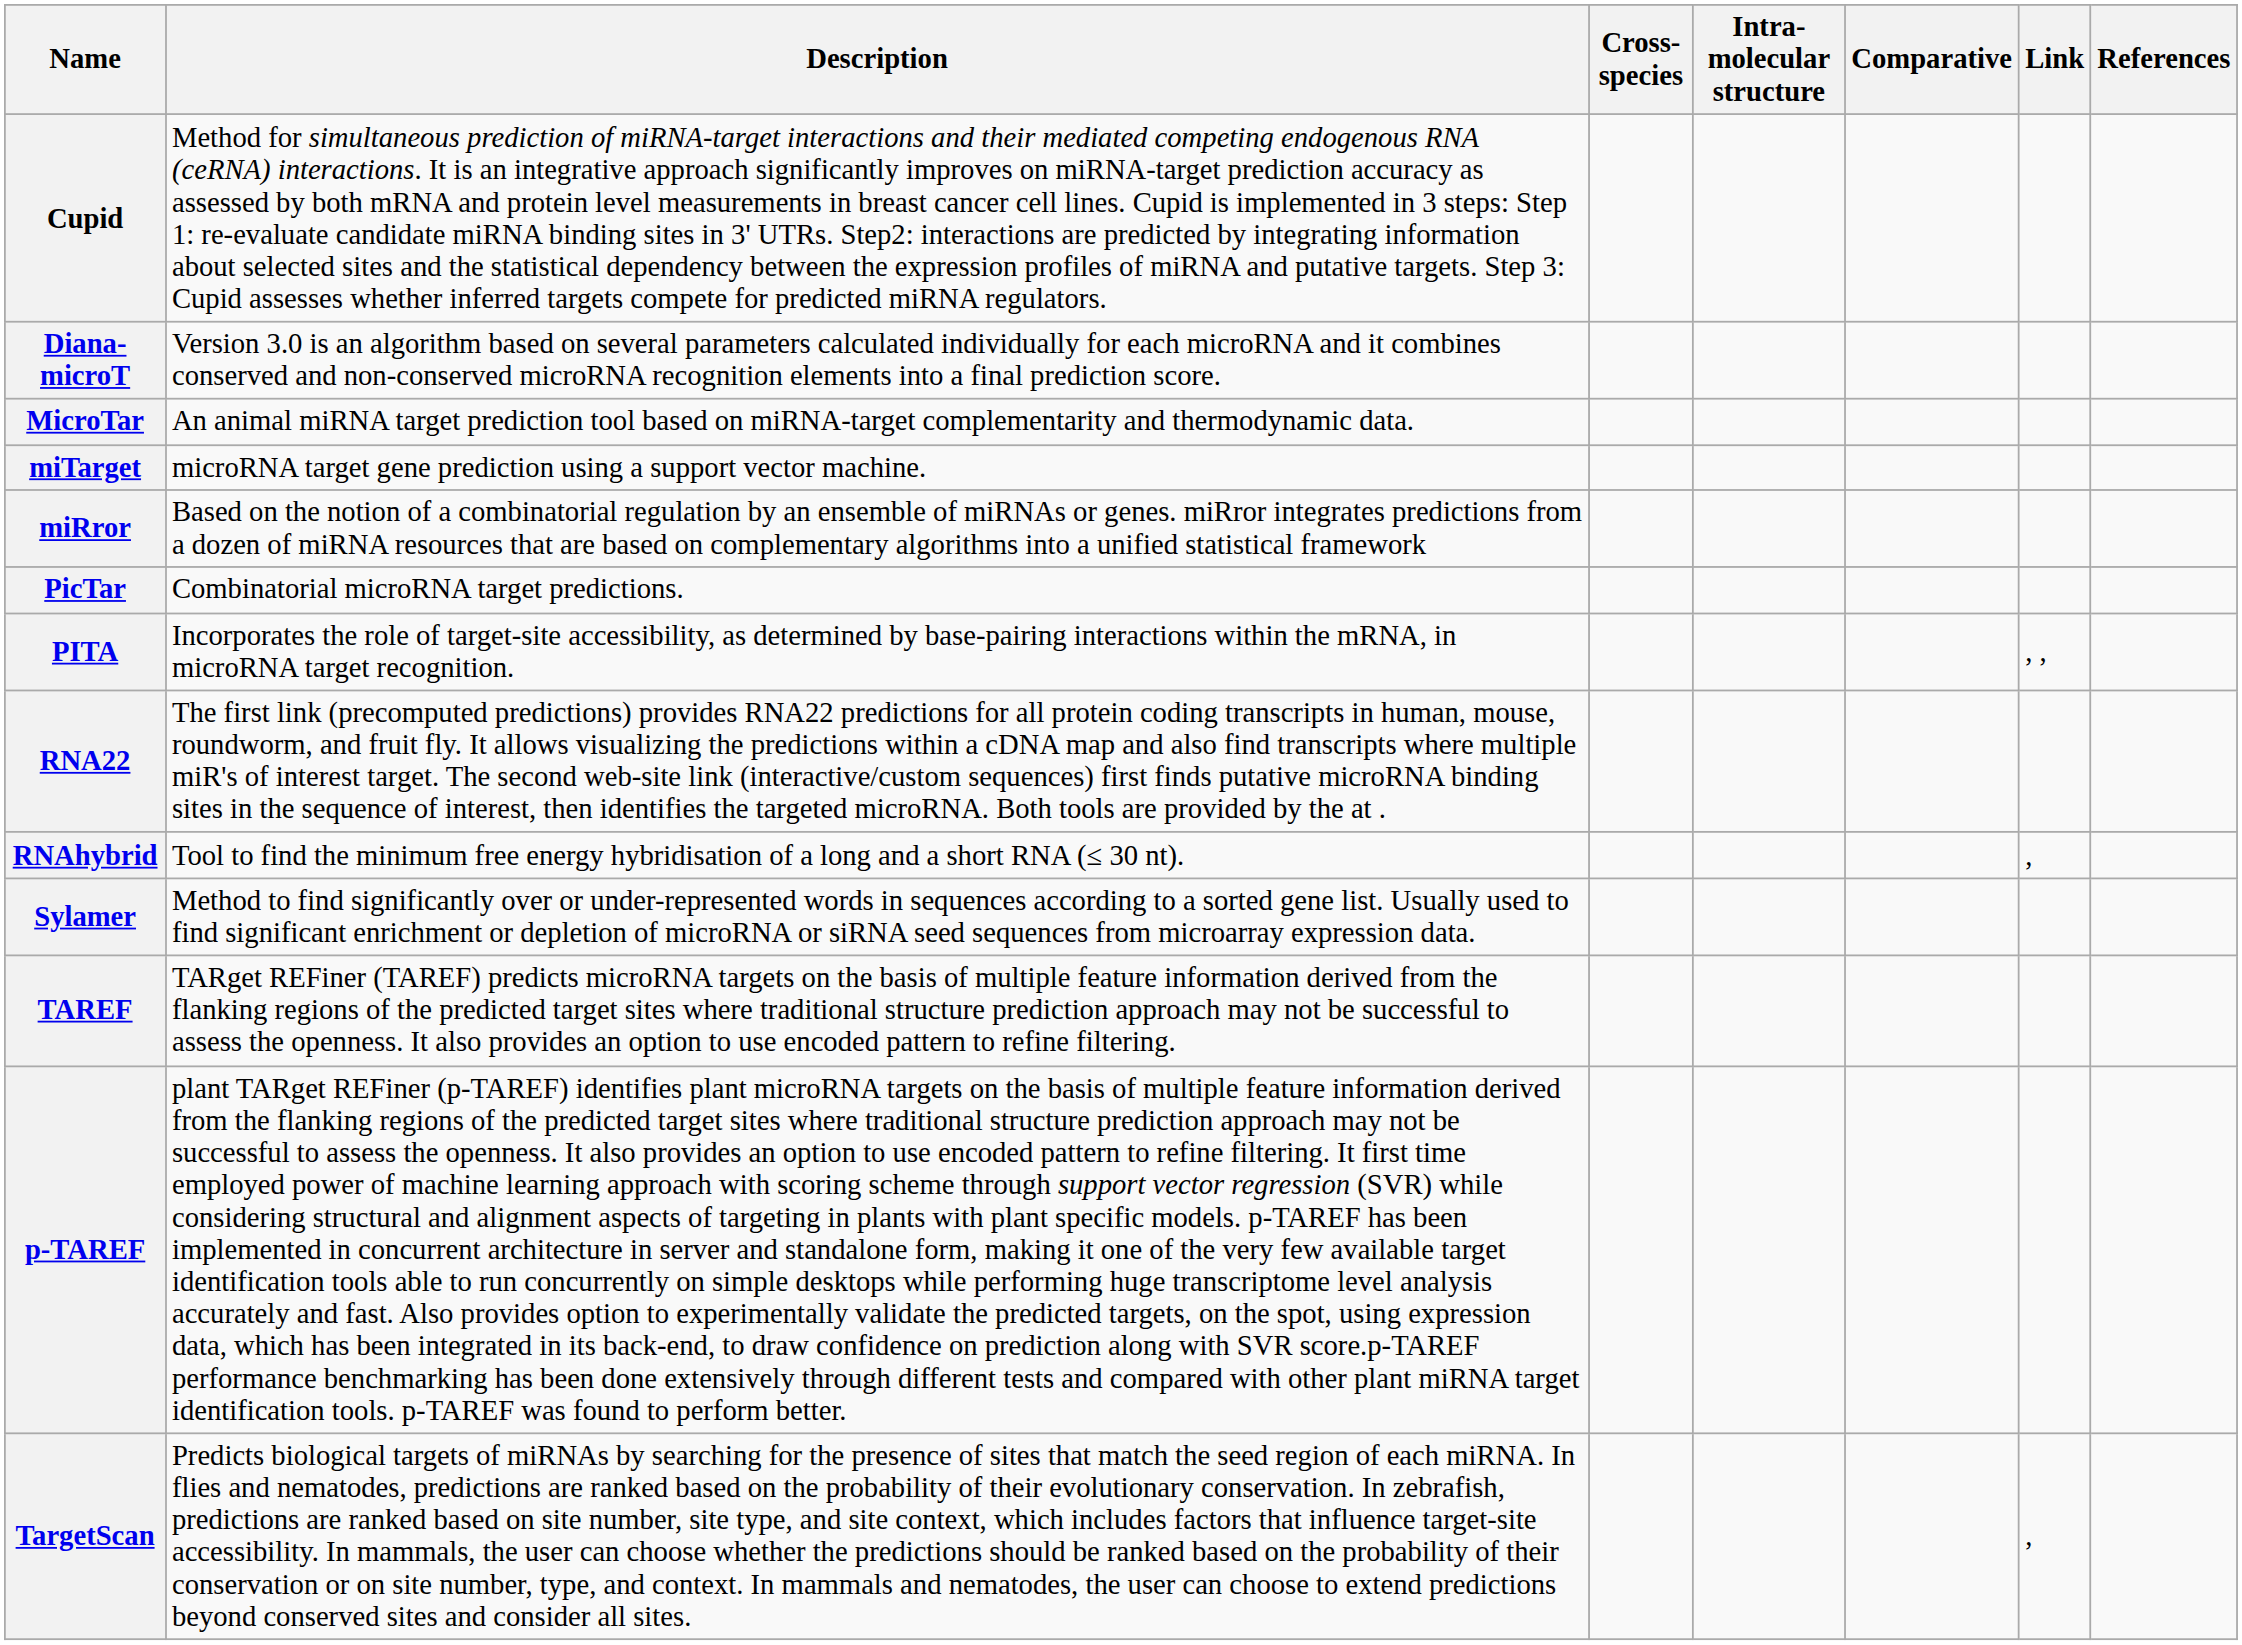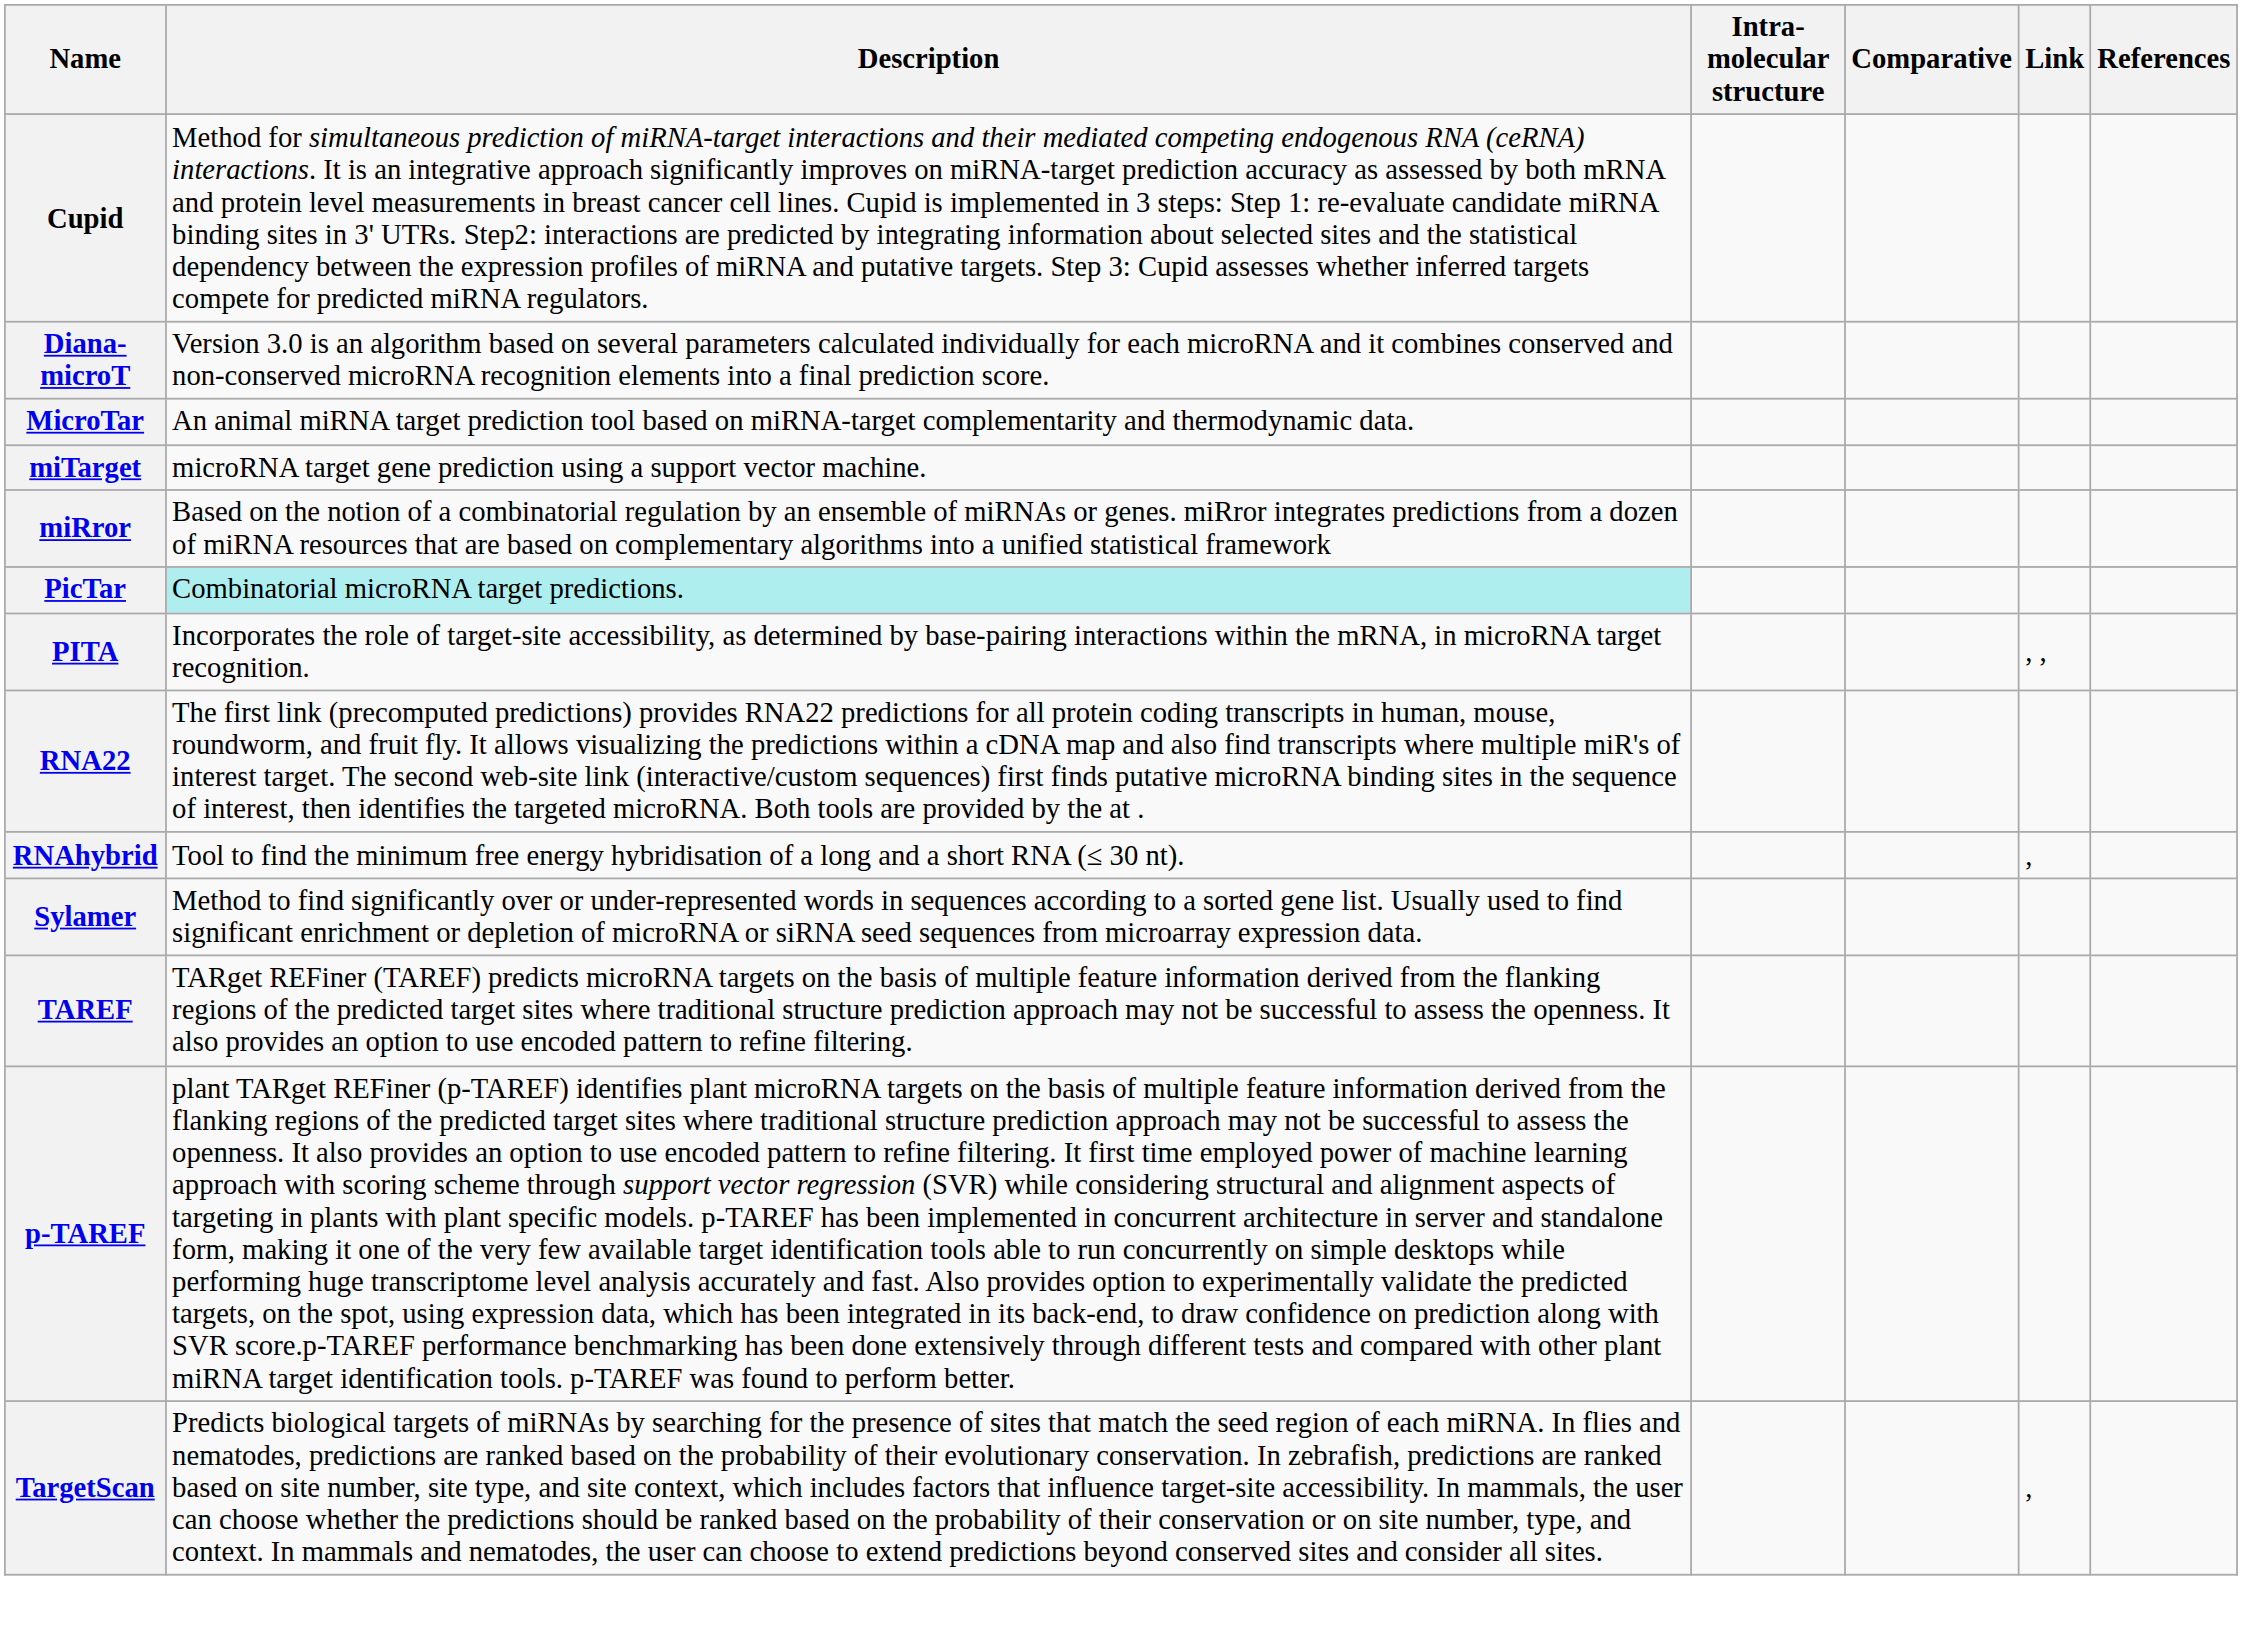- column: (1641, 59)
(428, 589) no background -> (428, 589) paleturquoise background
